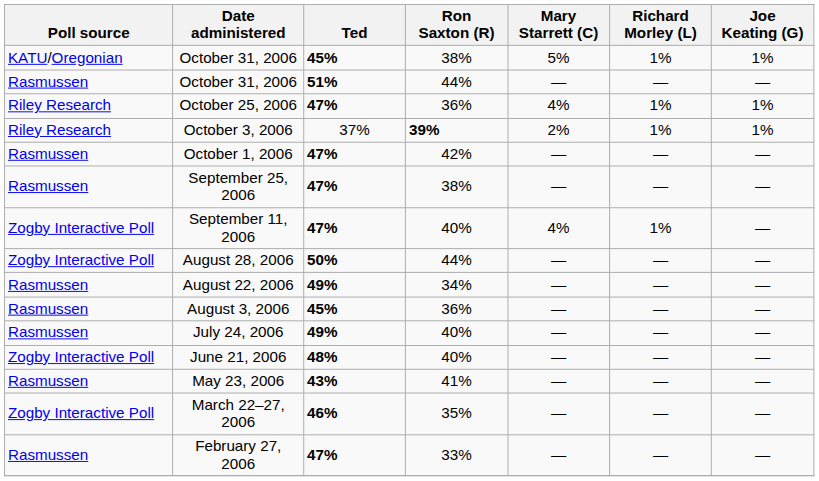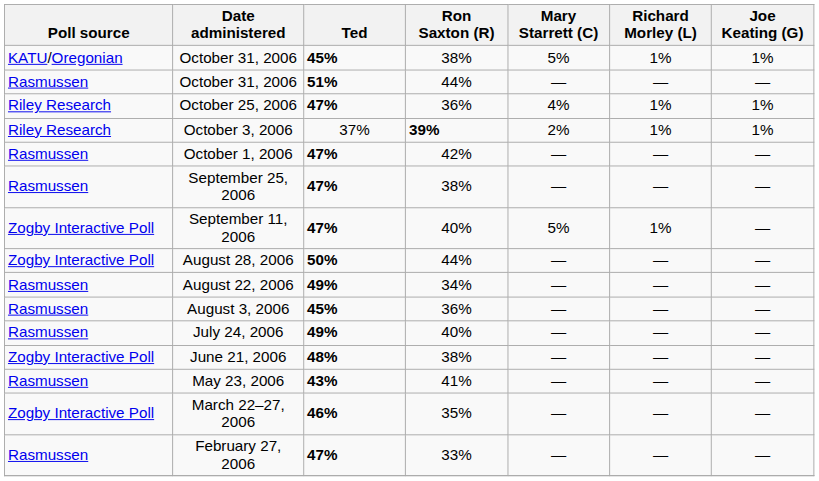(559, 228) 4% -> (559, 228) 5%
(456, 357) 40% -> (456, 357) 38%
